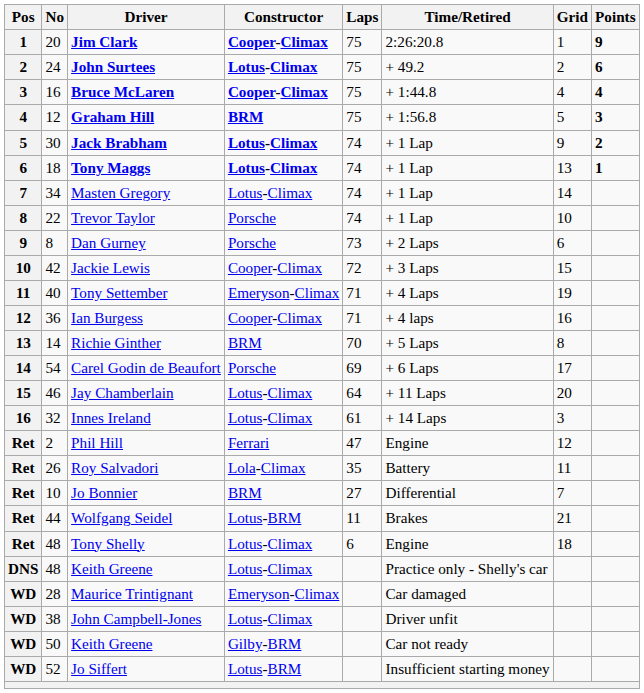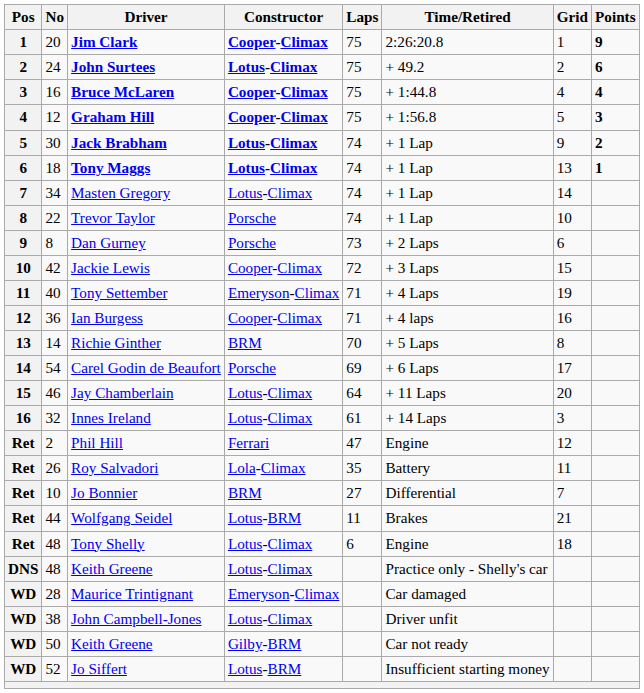(246, 117) BRM -> (278, 117) Cooper-Climax
